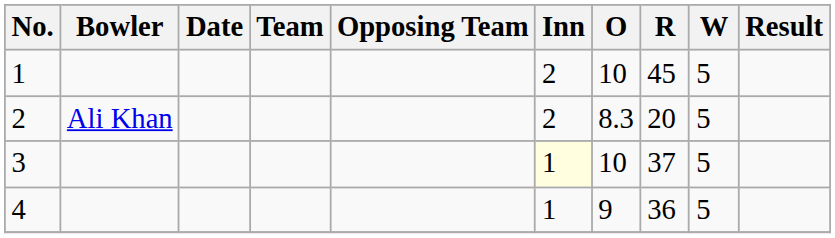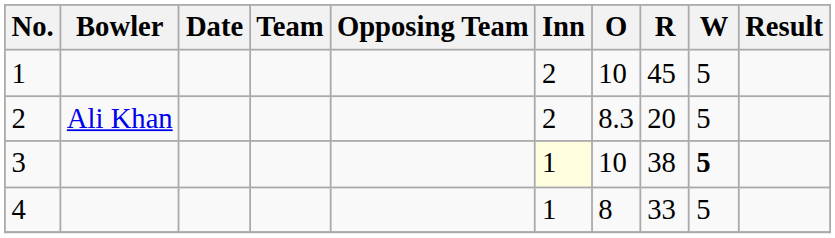(661, 163) 37 -> (661, 163) 38
(703, 163) normal -> (703, 163) bold
(605, 208) 9 -> (605, 208) 8
(661, 208) 36 -> (661, 208) 33
